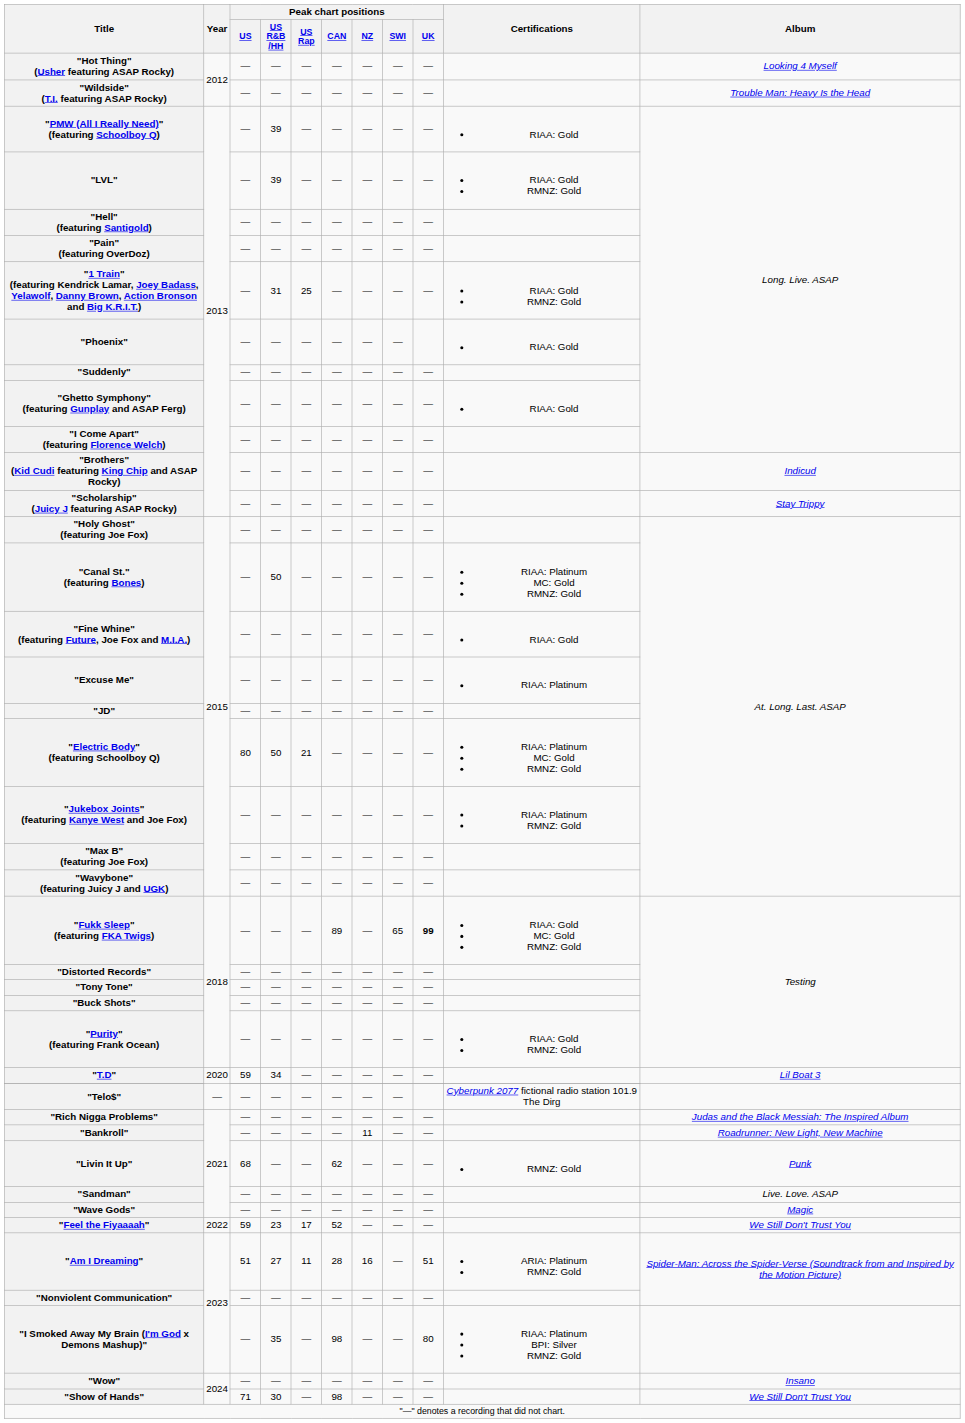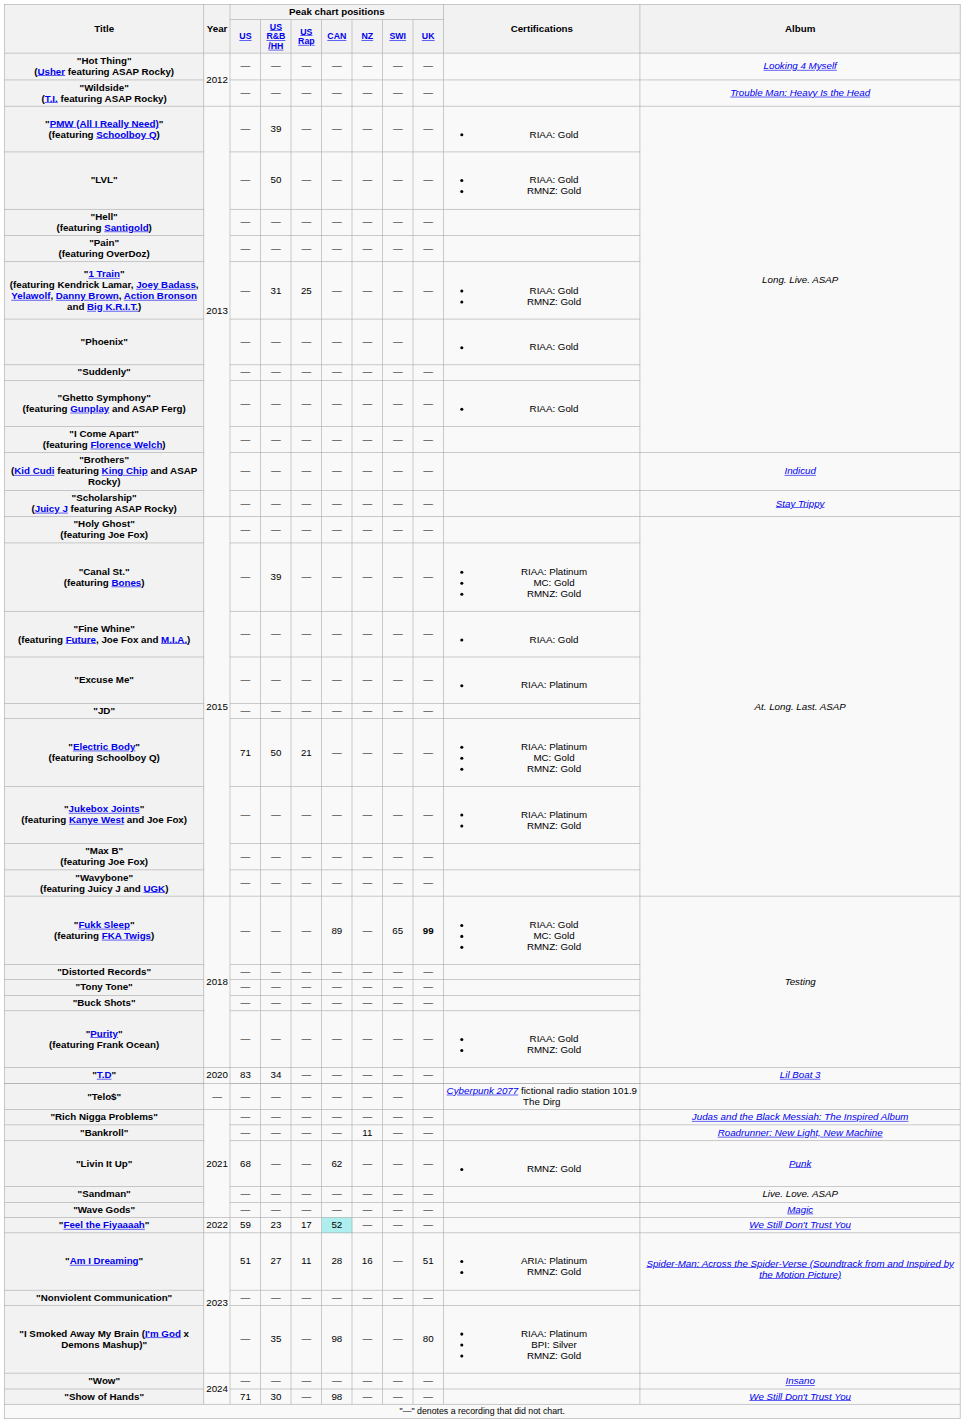(276, 180) 39 -> (276, 180) 50
(276, 577) 50 -> (276, 577) 39
(245, 752) 80 -> (245, 752) 71
(245, 1075) 59 -> (245, 1075) 83
(337, 1225) no background -> (337, 1225) paleturquoise background
